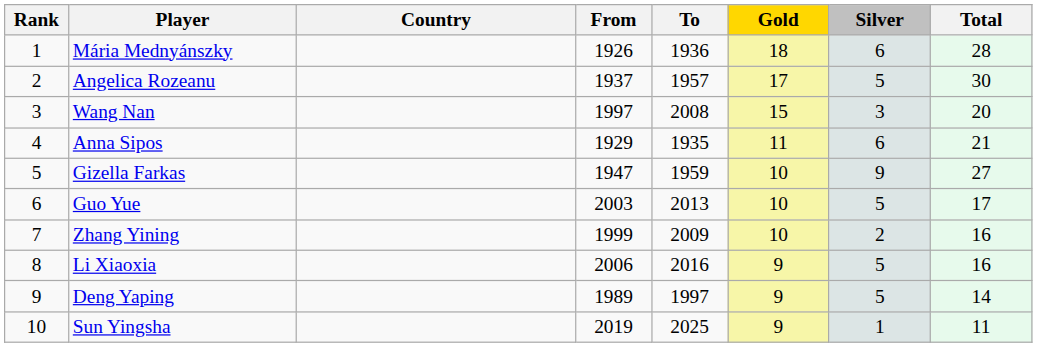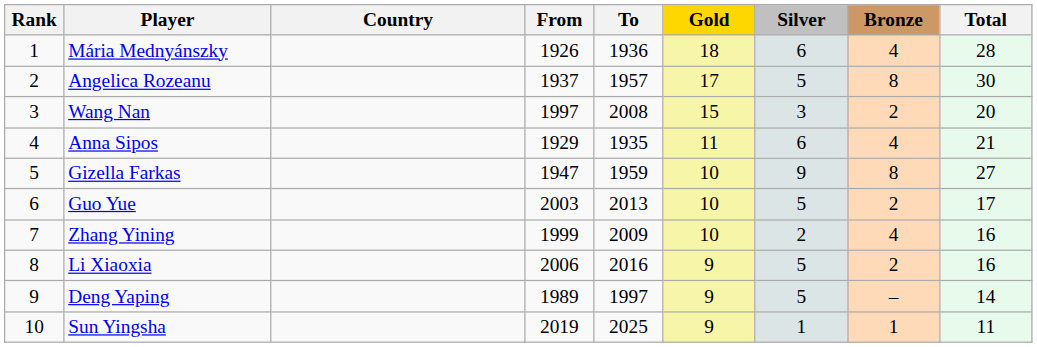+ column: (894, 19)
